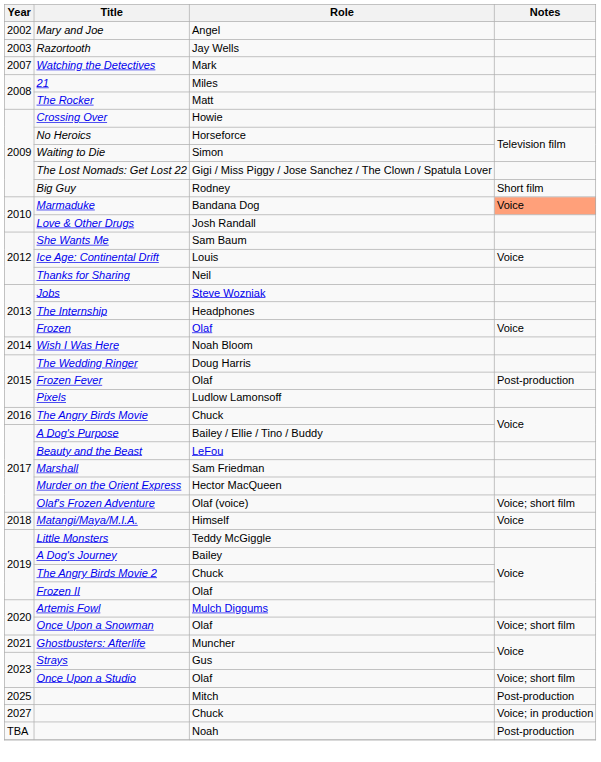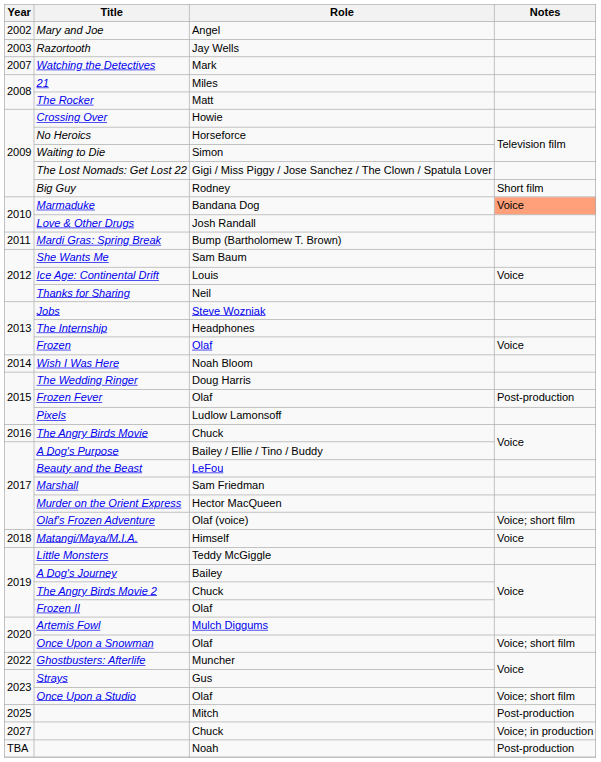+ row: (99, 240)
(19, 643) 2021 -> (19, 661) 2022
